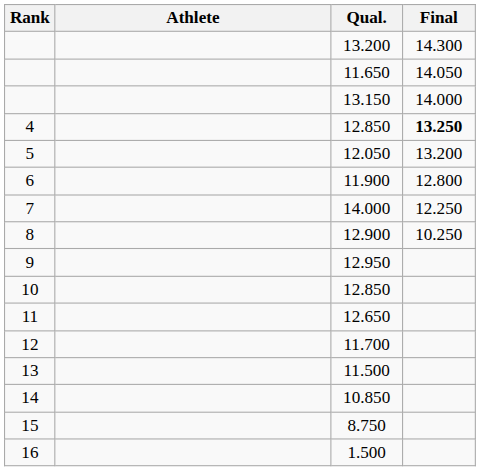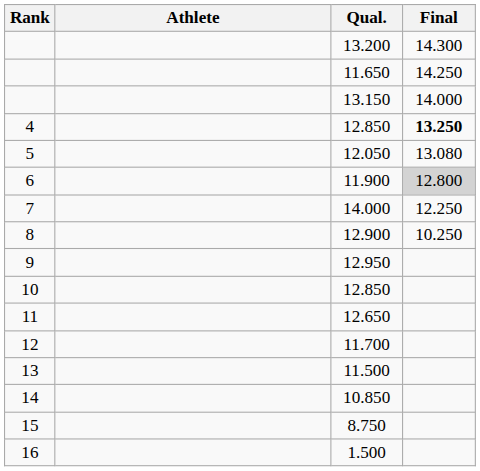(439, 72) 14.050 -> (439, 72) 14.250
(439, 153) 13.200 -> (439, 153) 13.080
(439, 180) no background -> (439, 180) lightgrey background
